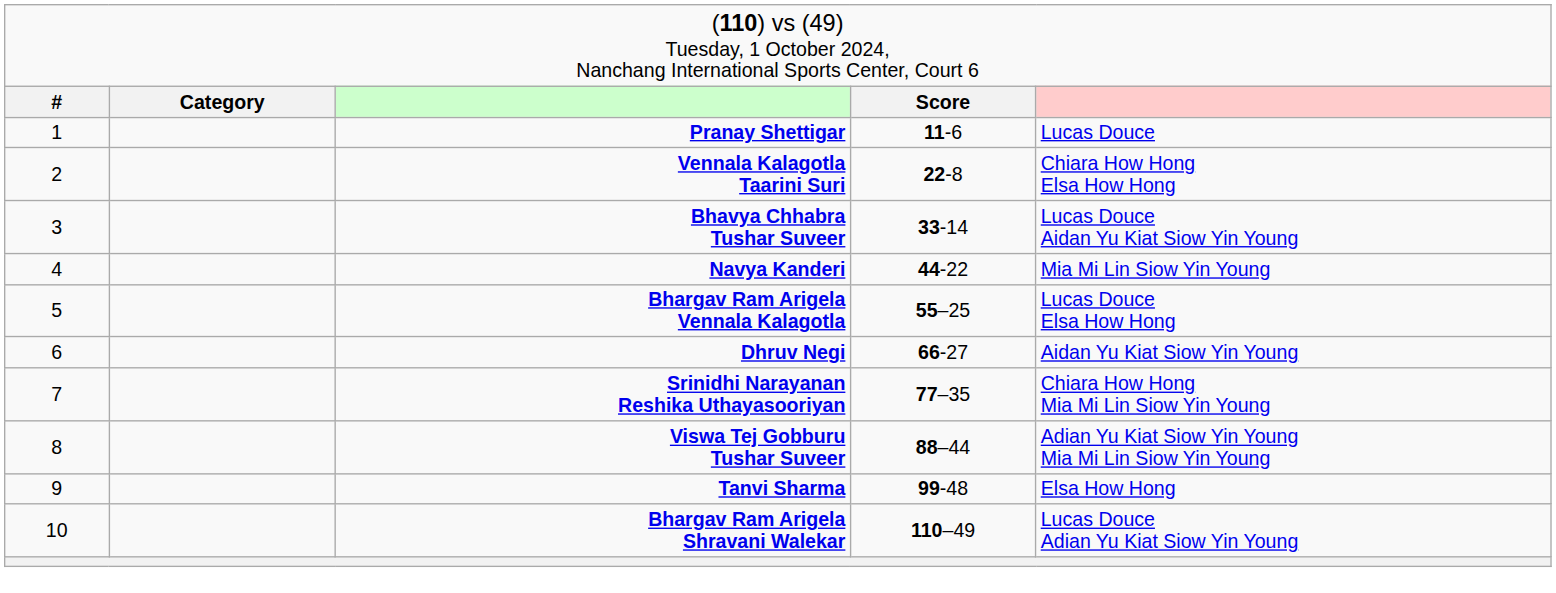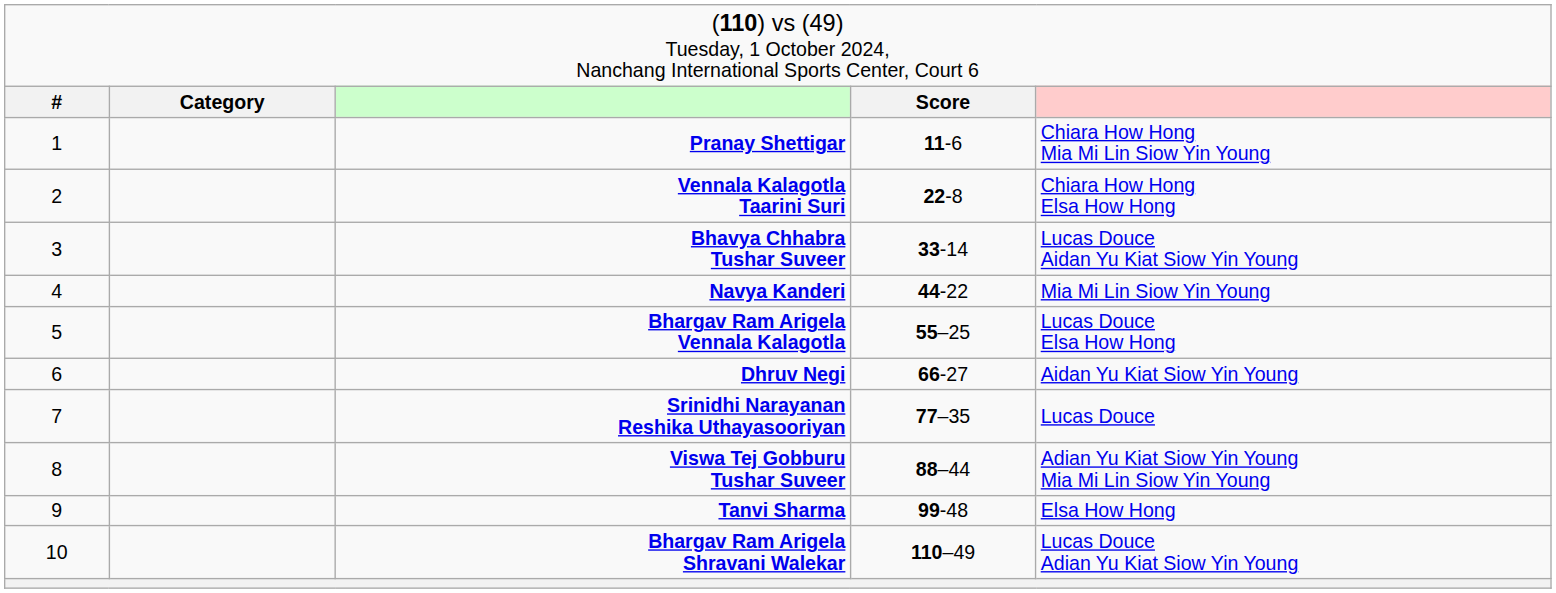(1098, 133) Lucas Douce -> (1156, 144) Chiara How Hong Mia Mi Lin Siow Yin Young
(1156, 395) Chiara How Hong Mia Mi Lin Siow Yin Young -> (1098, 416) Lucas Douce
